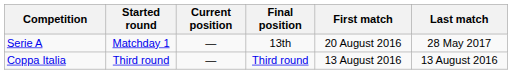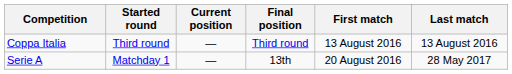rows swapped: (25, 43) <-> (36, 60)
